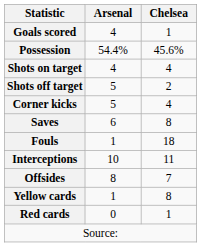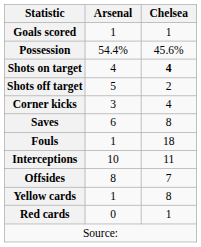(113, 31) 4 -> (113, 31) 1
(169, 68) normal -> (169, 68) bold
(113, 104) 5 -> (113, 104) 3
